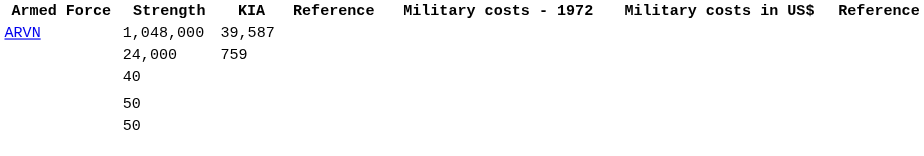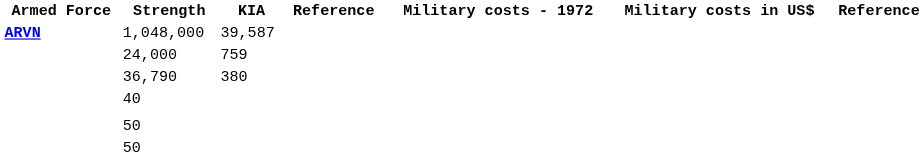(23, 33) normal -> (23, 33) bold
+ row: (150, 77)
